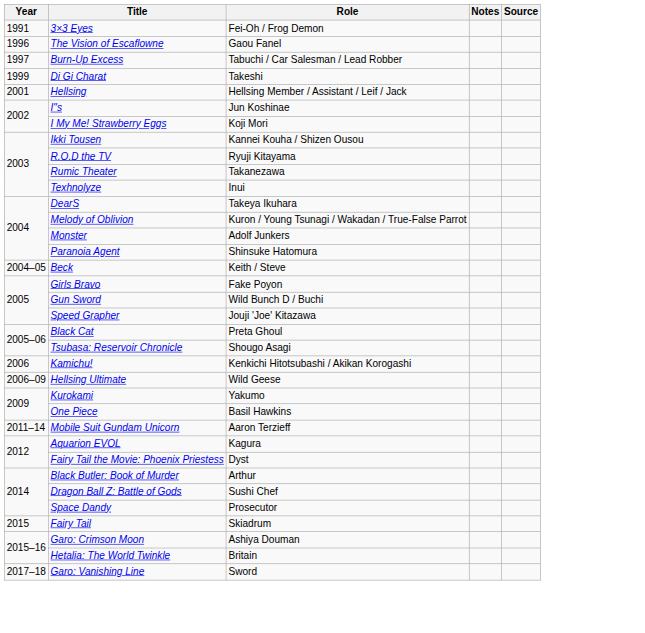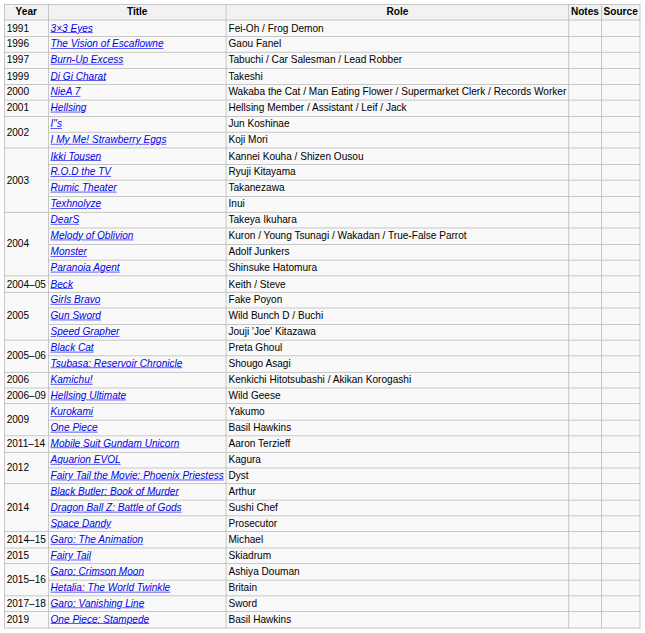+ row: (65, 92)
+ row: (97, 540)
+ row: (100, 619)
